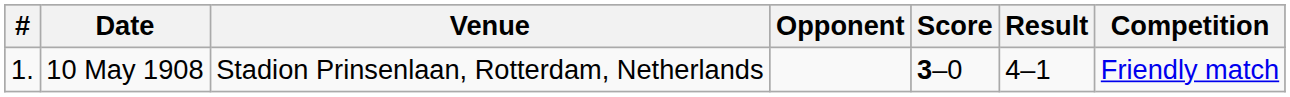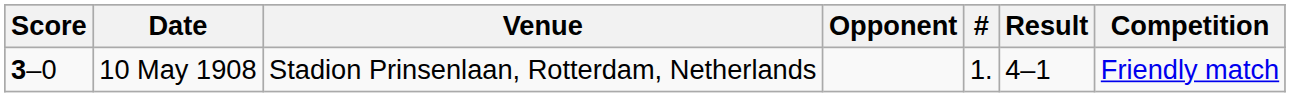columns swapped: (22, 26) <-> (955, 26)
